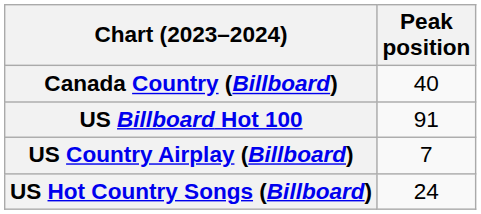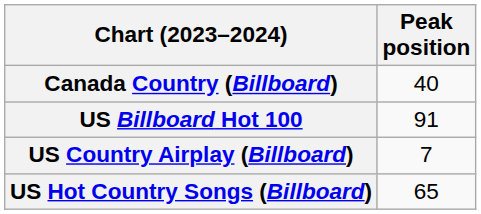(426, 190) 24 -> (426, 190) 65
